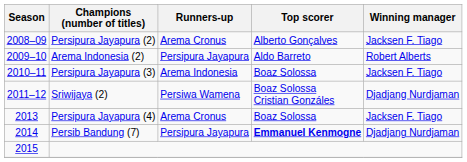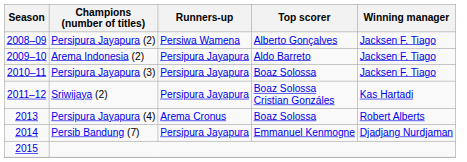(193, 40) Arema Cronus -> (200, 40) Persiwa Wamena
(398, 56) Robert Alberts -> (398, 56) Jacksen F. Tiago
(199, 72) Arema Indonesia -> (205, 72) Persipura Jayapura
(200, 94) Persiwa Wamena -> (205, 94) Persipura Jayapura
(413, 94) Djadjang Nurdjaman -> (386, 94) Kas Hartadi
(404, 116) Jacksen F. Tiago -> (392, 116) Robert Alberts
(307, 133) bold -> (304, 133) normal
